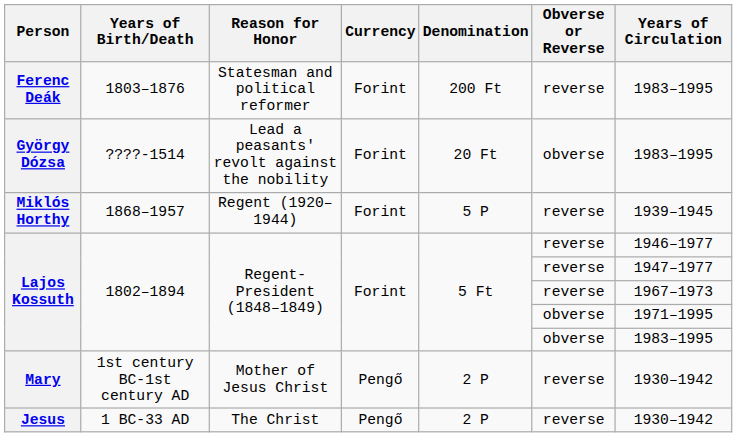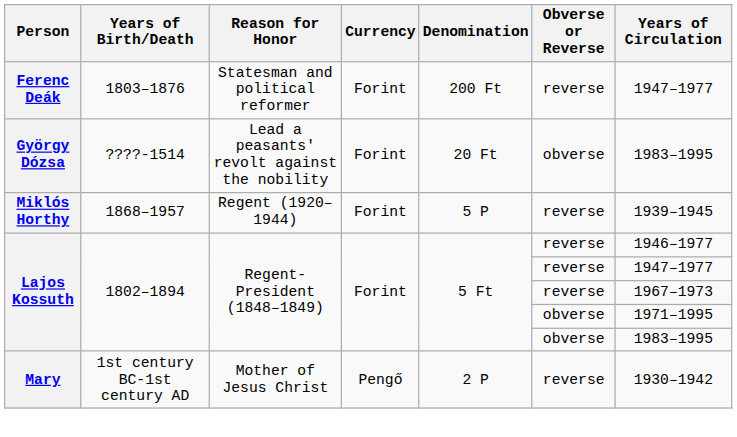(673, 91) 1983–1995 -> (673, 91) 1947–1977
- row: (43, 421)
